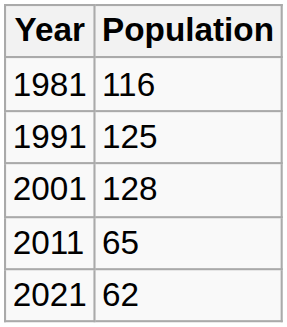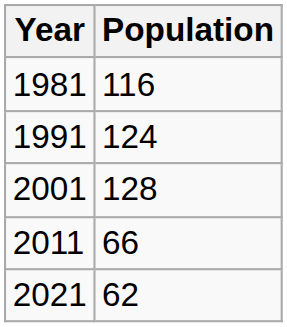(130, 136) 125 -> (130, 136) 124
(121, 242) 65 -> (121, 242) 66
